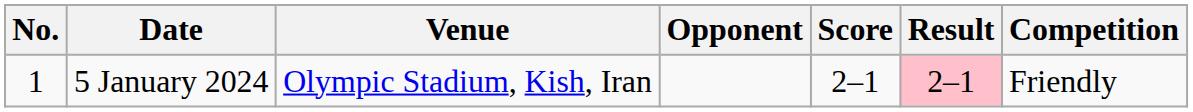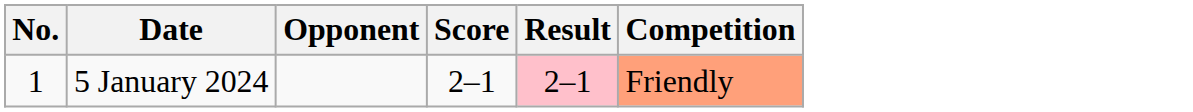- column: (468, 29)
(1063, 80) no background -> (680, 80) lightsalmon background
